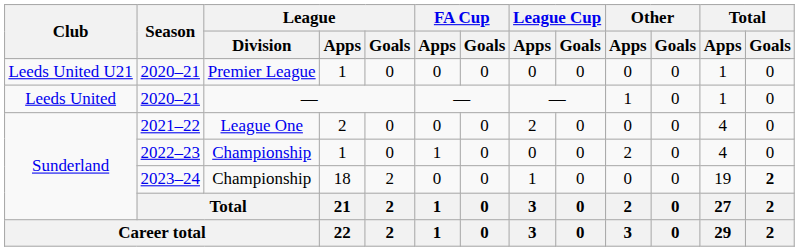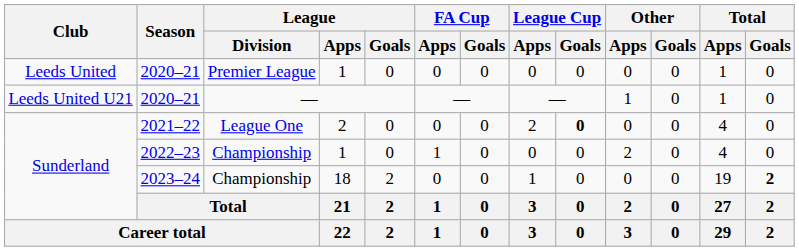(71, 71) Leeds United U21 -> (71, 71) Leeds United
(71, 98) Leeds United -> (71, 98) Leeds United U21
(580, 125) normal -> (580, 125) bold
